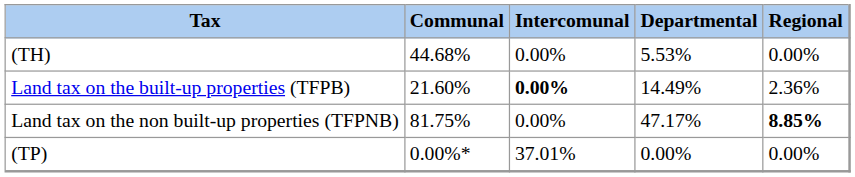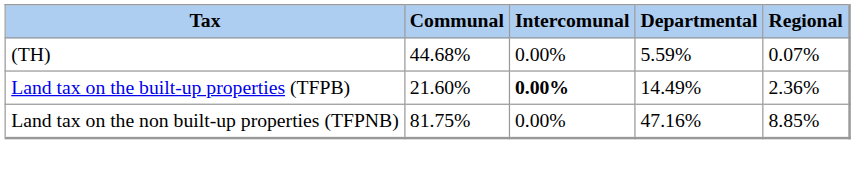(666, 54) 5.53% -> (666, 54) 5.59%
(794, 54) 0.00% -> (794, 54) 0.07%
(671, 120) 47.17% -> (671, 120) 47.16%
(796, 120) bold -> (794, 120) normal
- row: (29, 153)
